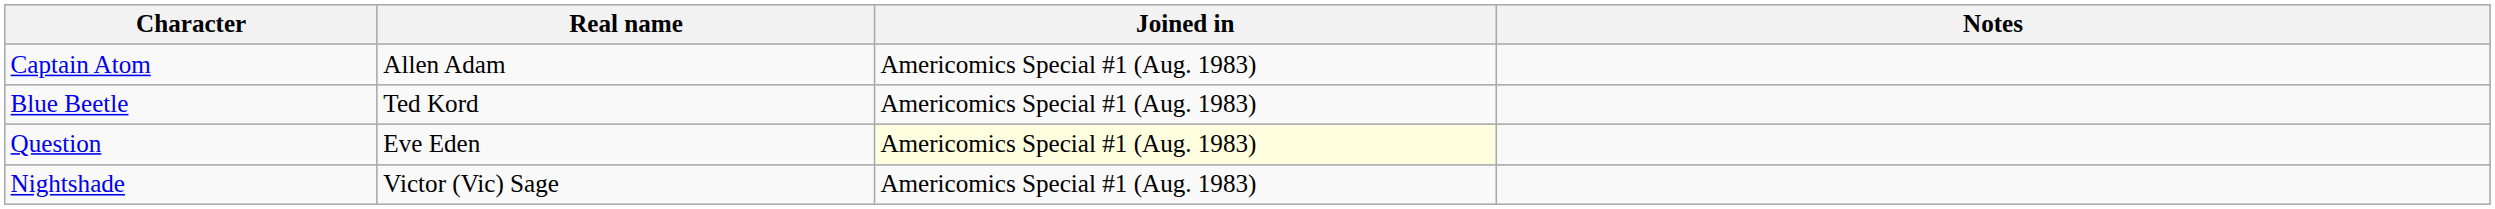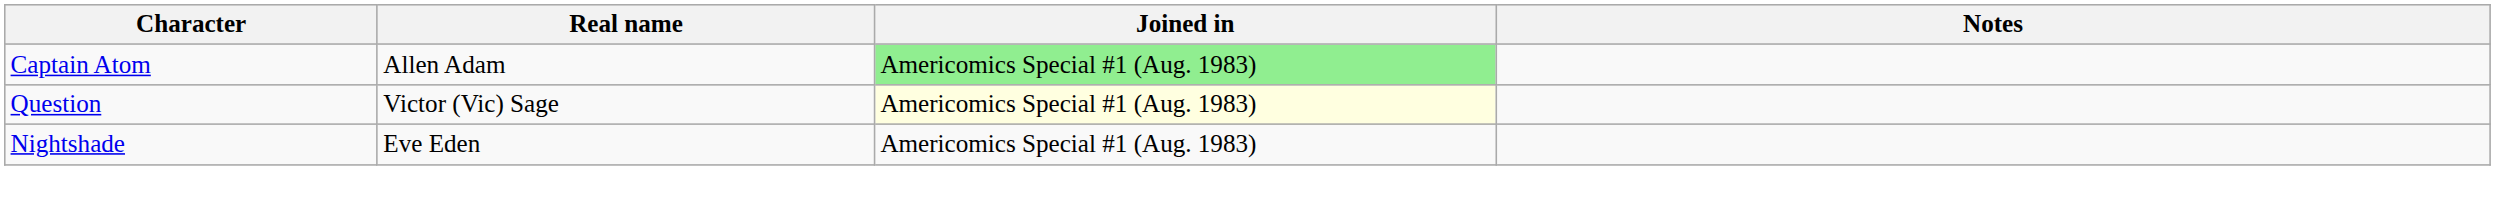(1068, 64) no background -> (1068, 64) lightgreen background
- row: (70, 104)
(432, 143) Eve Eden -> (471, 104) Victor (Vic) Sage
(471, 183) Victor (Vic) Sage -> (432, 143) Eve Eden
